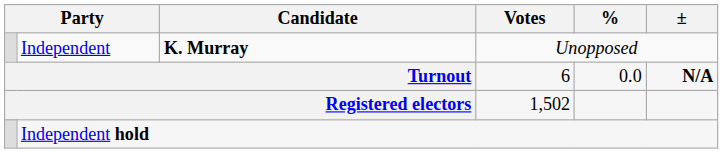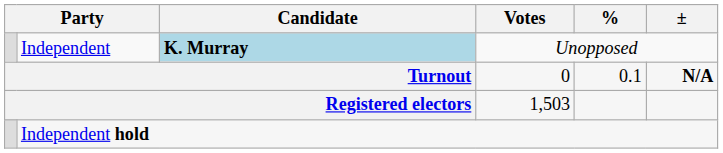(206, 47) no background -> (206, 47) lightblue background
(566, 76) 6 -> (566, 76) 0
(630, 76) 0.0 -> (630, 76) 0.1
(550, 104) 1,502 -> (550, 104) 1,503
